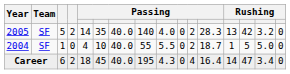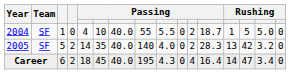rows swapped: (18, 46) <-> (18, 31)
